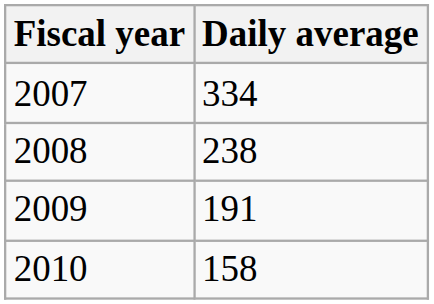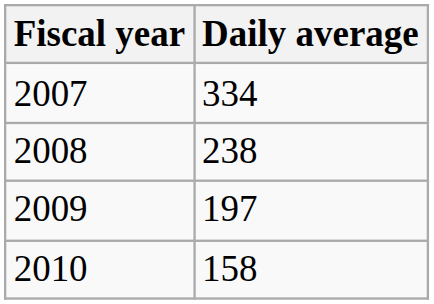(230, 209) 191 -> (230, 209) 197
